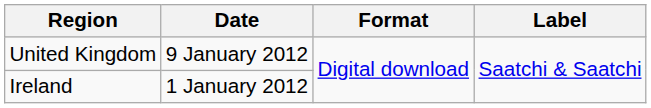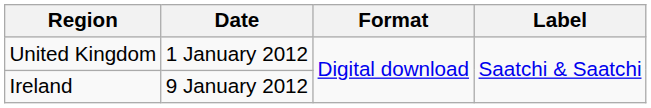(237, 53) 9 January 2012 -> (237, 53) 1 January 2012
(237, 86) 1 January 2012 -> (237, 86) 9 January 2012
